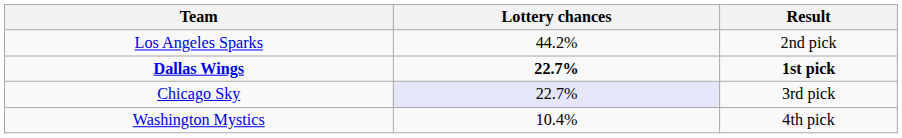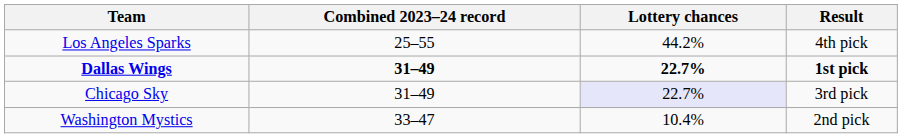+ column: (414, 17)
(809, 42) 2nd pick -> (841, 42) 4th pick
(809, 119) 4th pick -> (841, 119) 2nd pick
